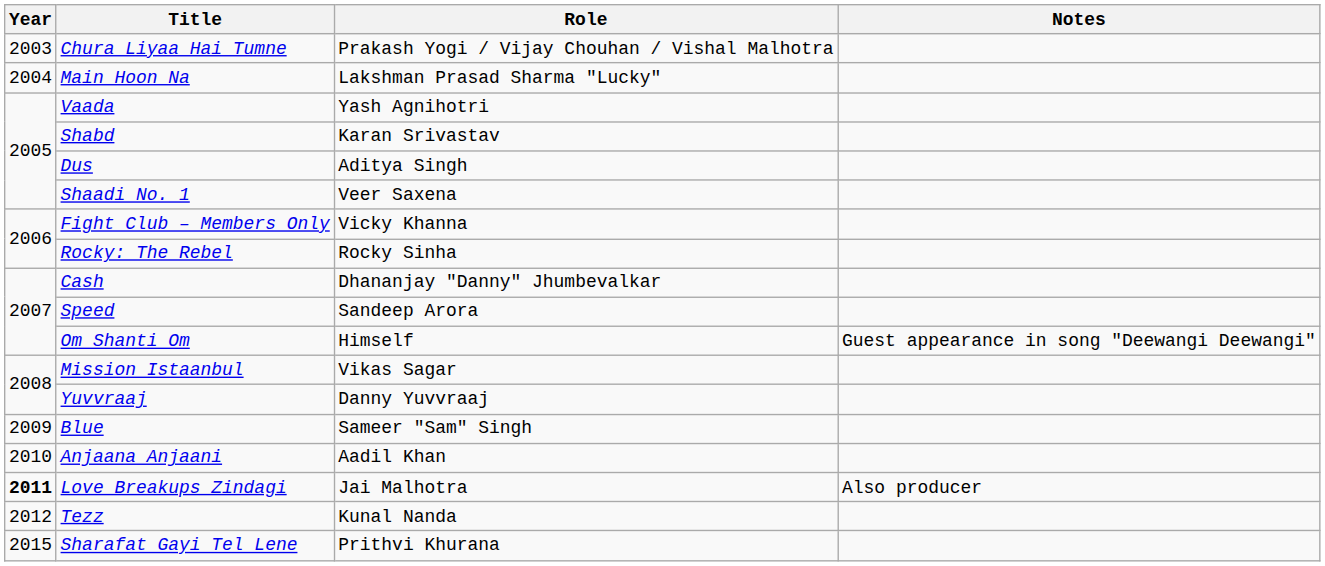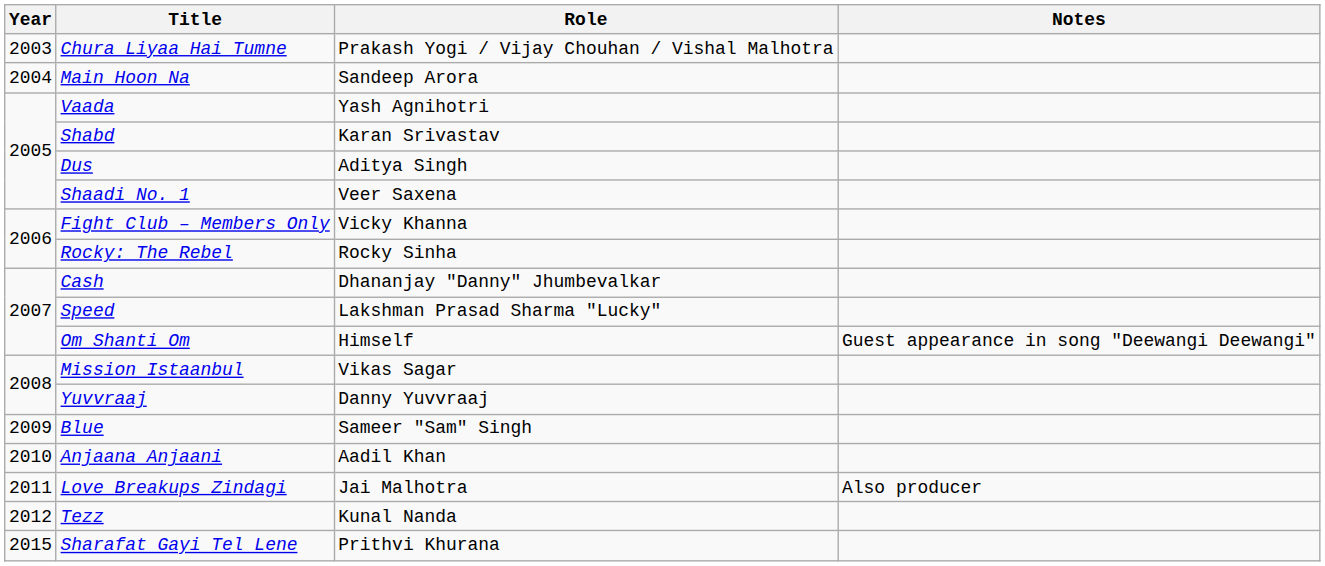(500, 78) Lakshman Prasad Sharma "Lucky" -> (408, 78) Sandeep Arora
(408, 312) Sandeep Arora -> (500, 312) Lakshman Prasad Sharma "Lucky"
(31, 487) bold -> (31, 487) normal
